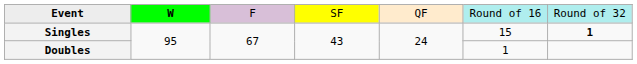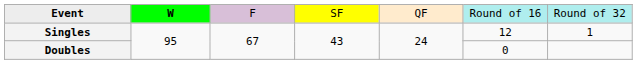(505, 32) 15 -> (505, 32) 12
(590, 32) bold -> (590, 32) normal
(505, 50) 1 -> (505, 50) 0
